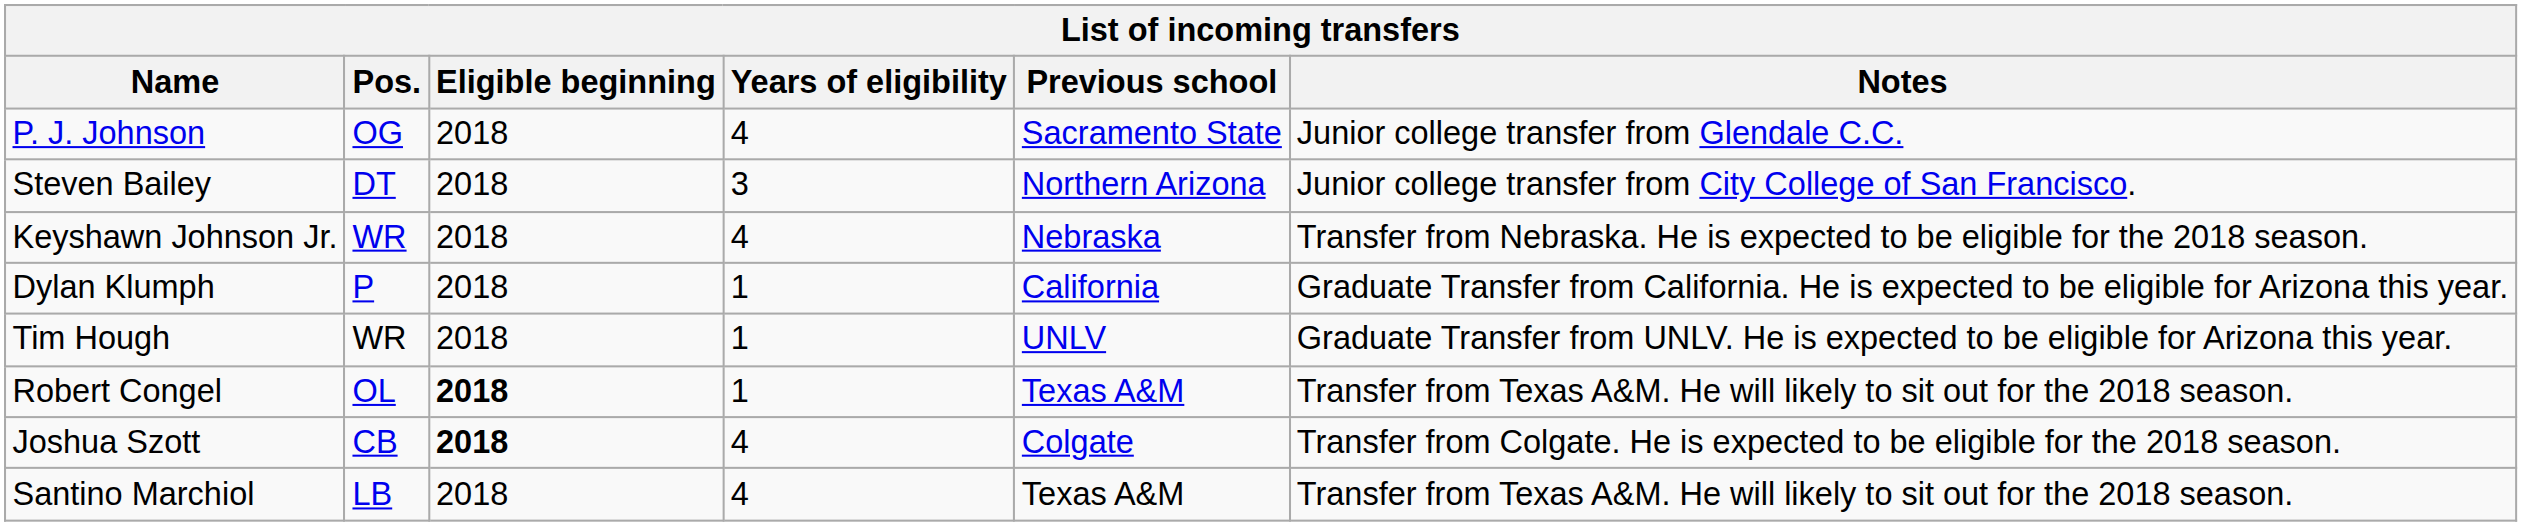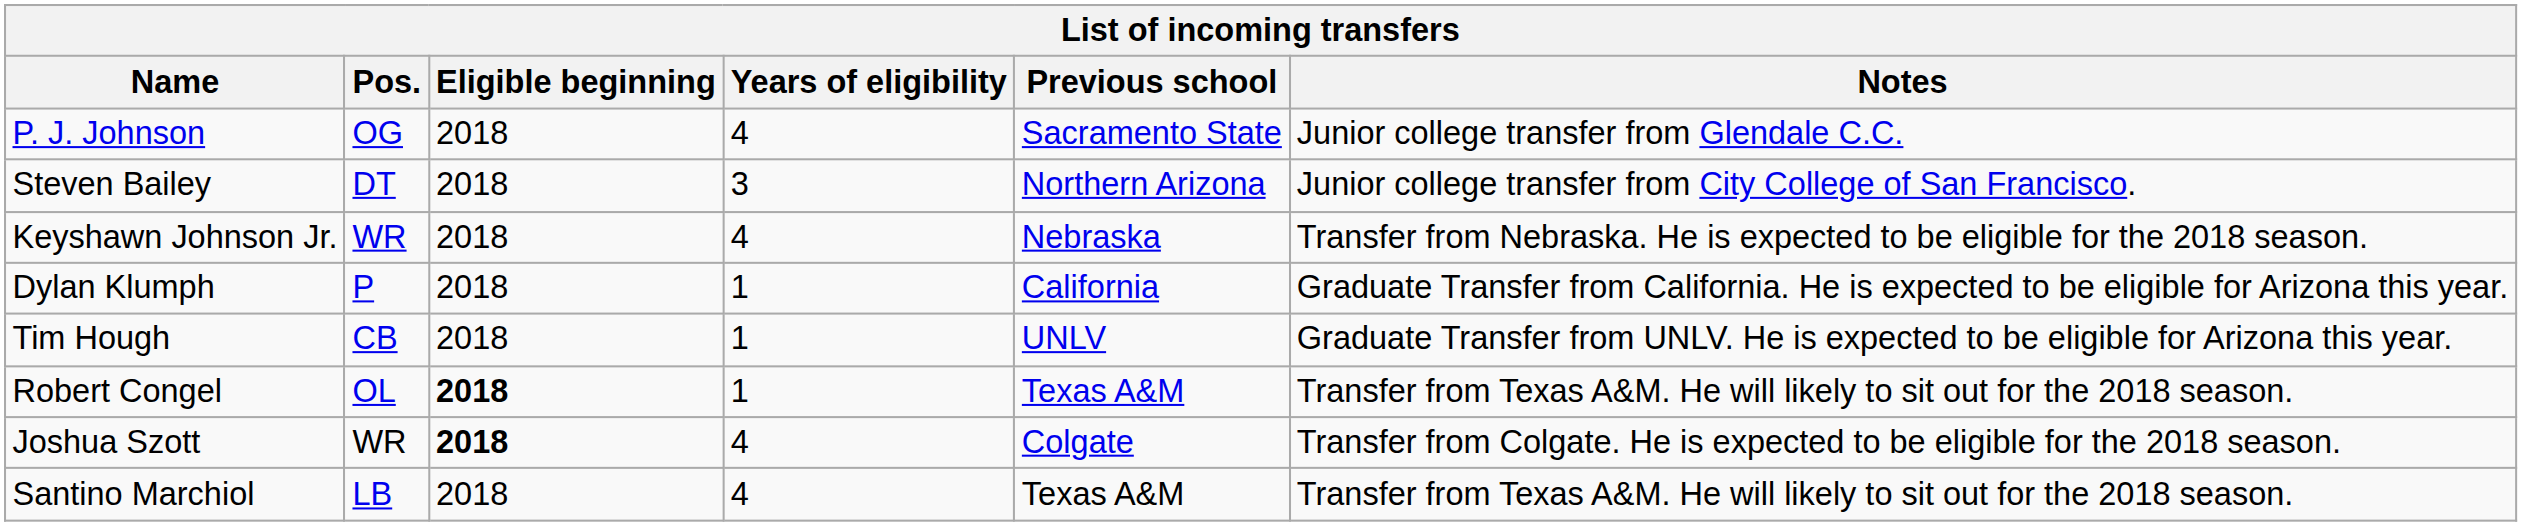(380, 339) WR -> (375, 339) CB
(375, 442) CB -> (380, 442) WR
